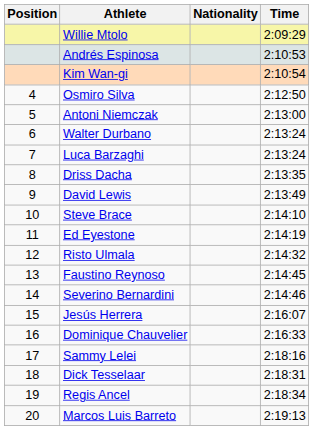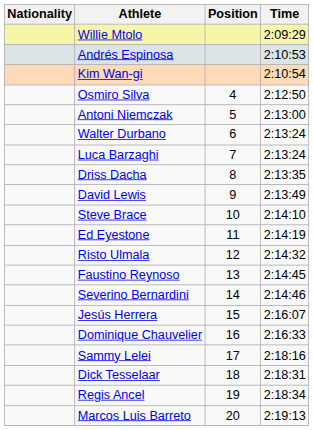columns swapped: (32, 14) <-> (225, 14)
